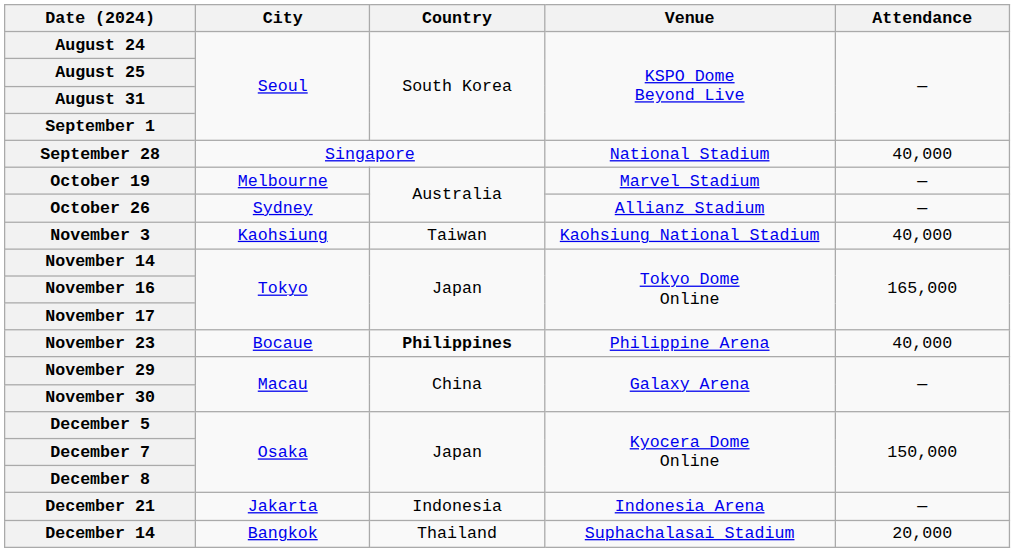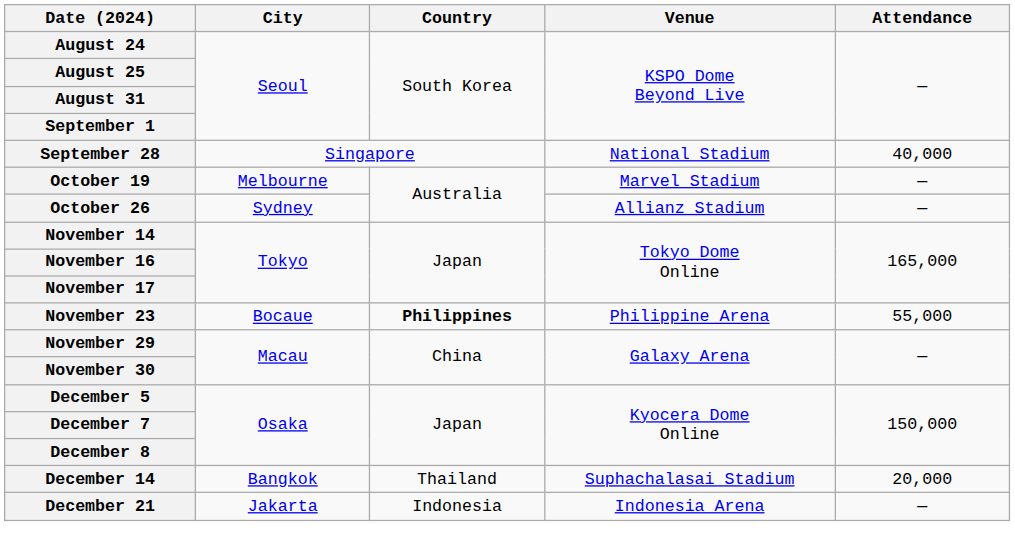- row: (100, 235)
(922, 344) 40,000 -> (922, 317) 55,000
rows swapped: (100, 533) <-> (100, 506)
